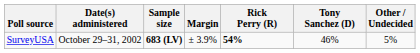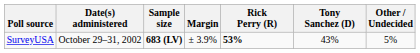(233, 40) 54% -> (233, 40) 53%
(330, 40) 46% -> (330, 40) 43%
